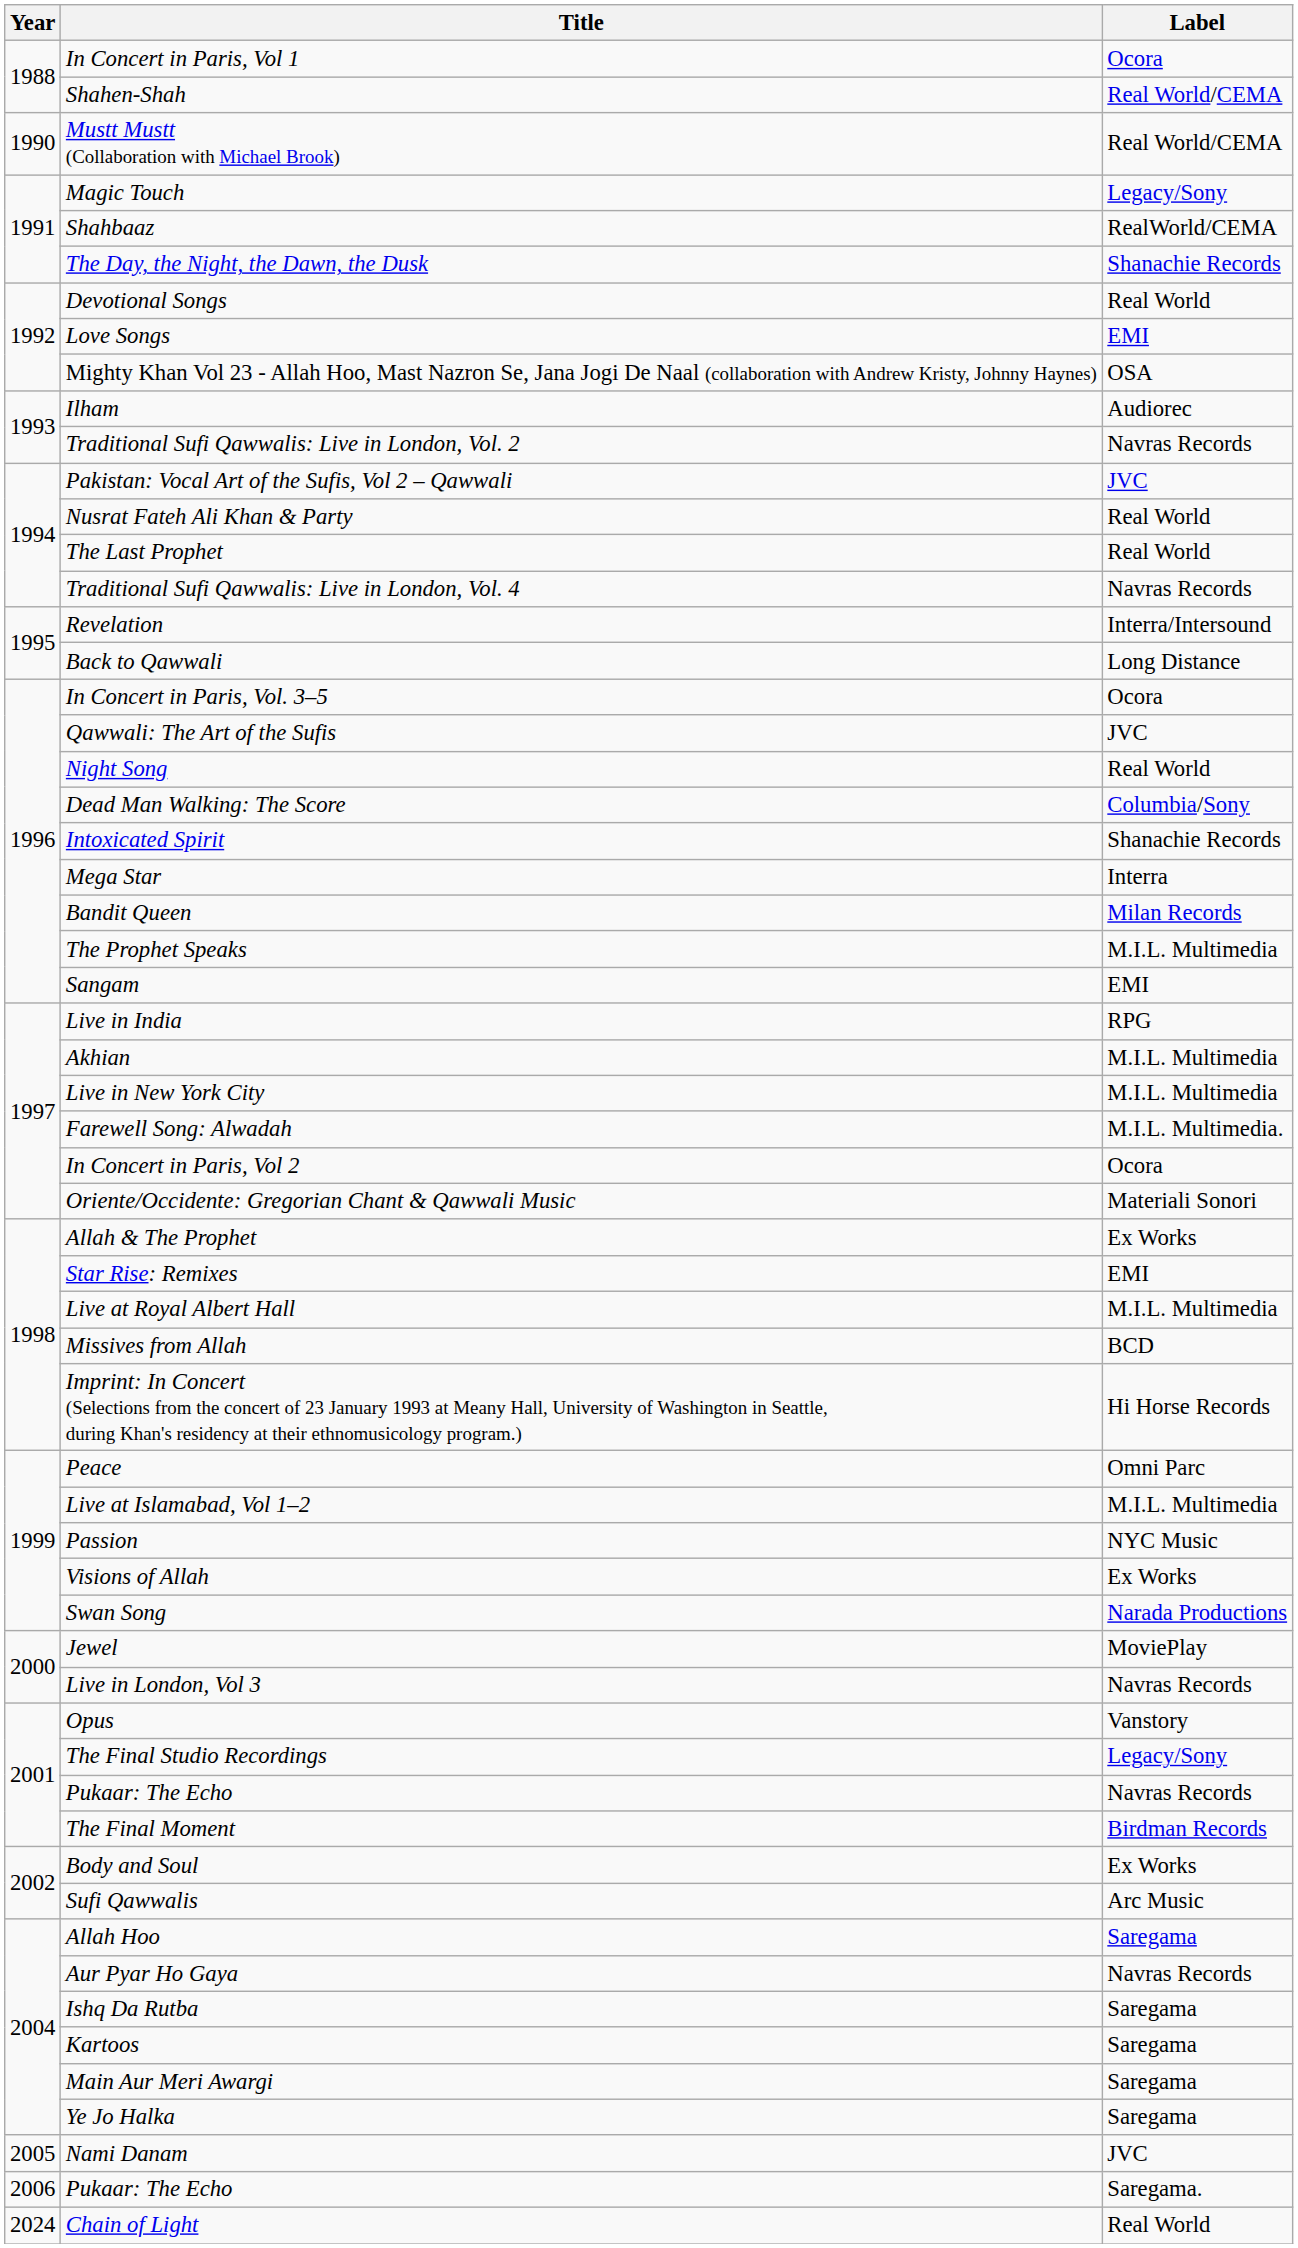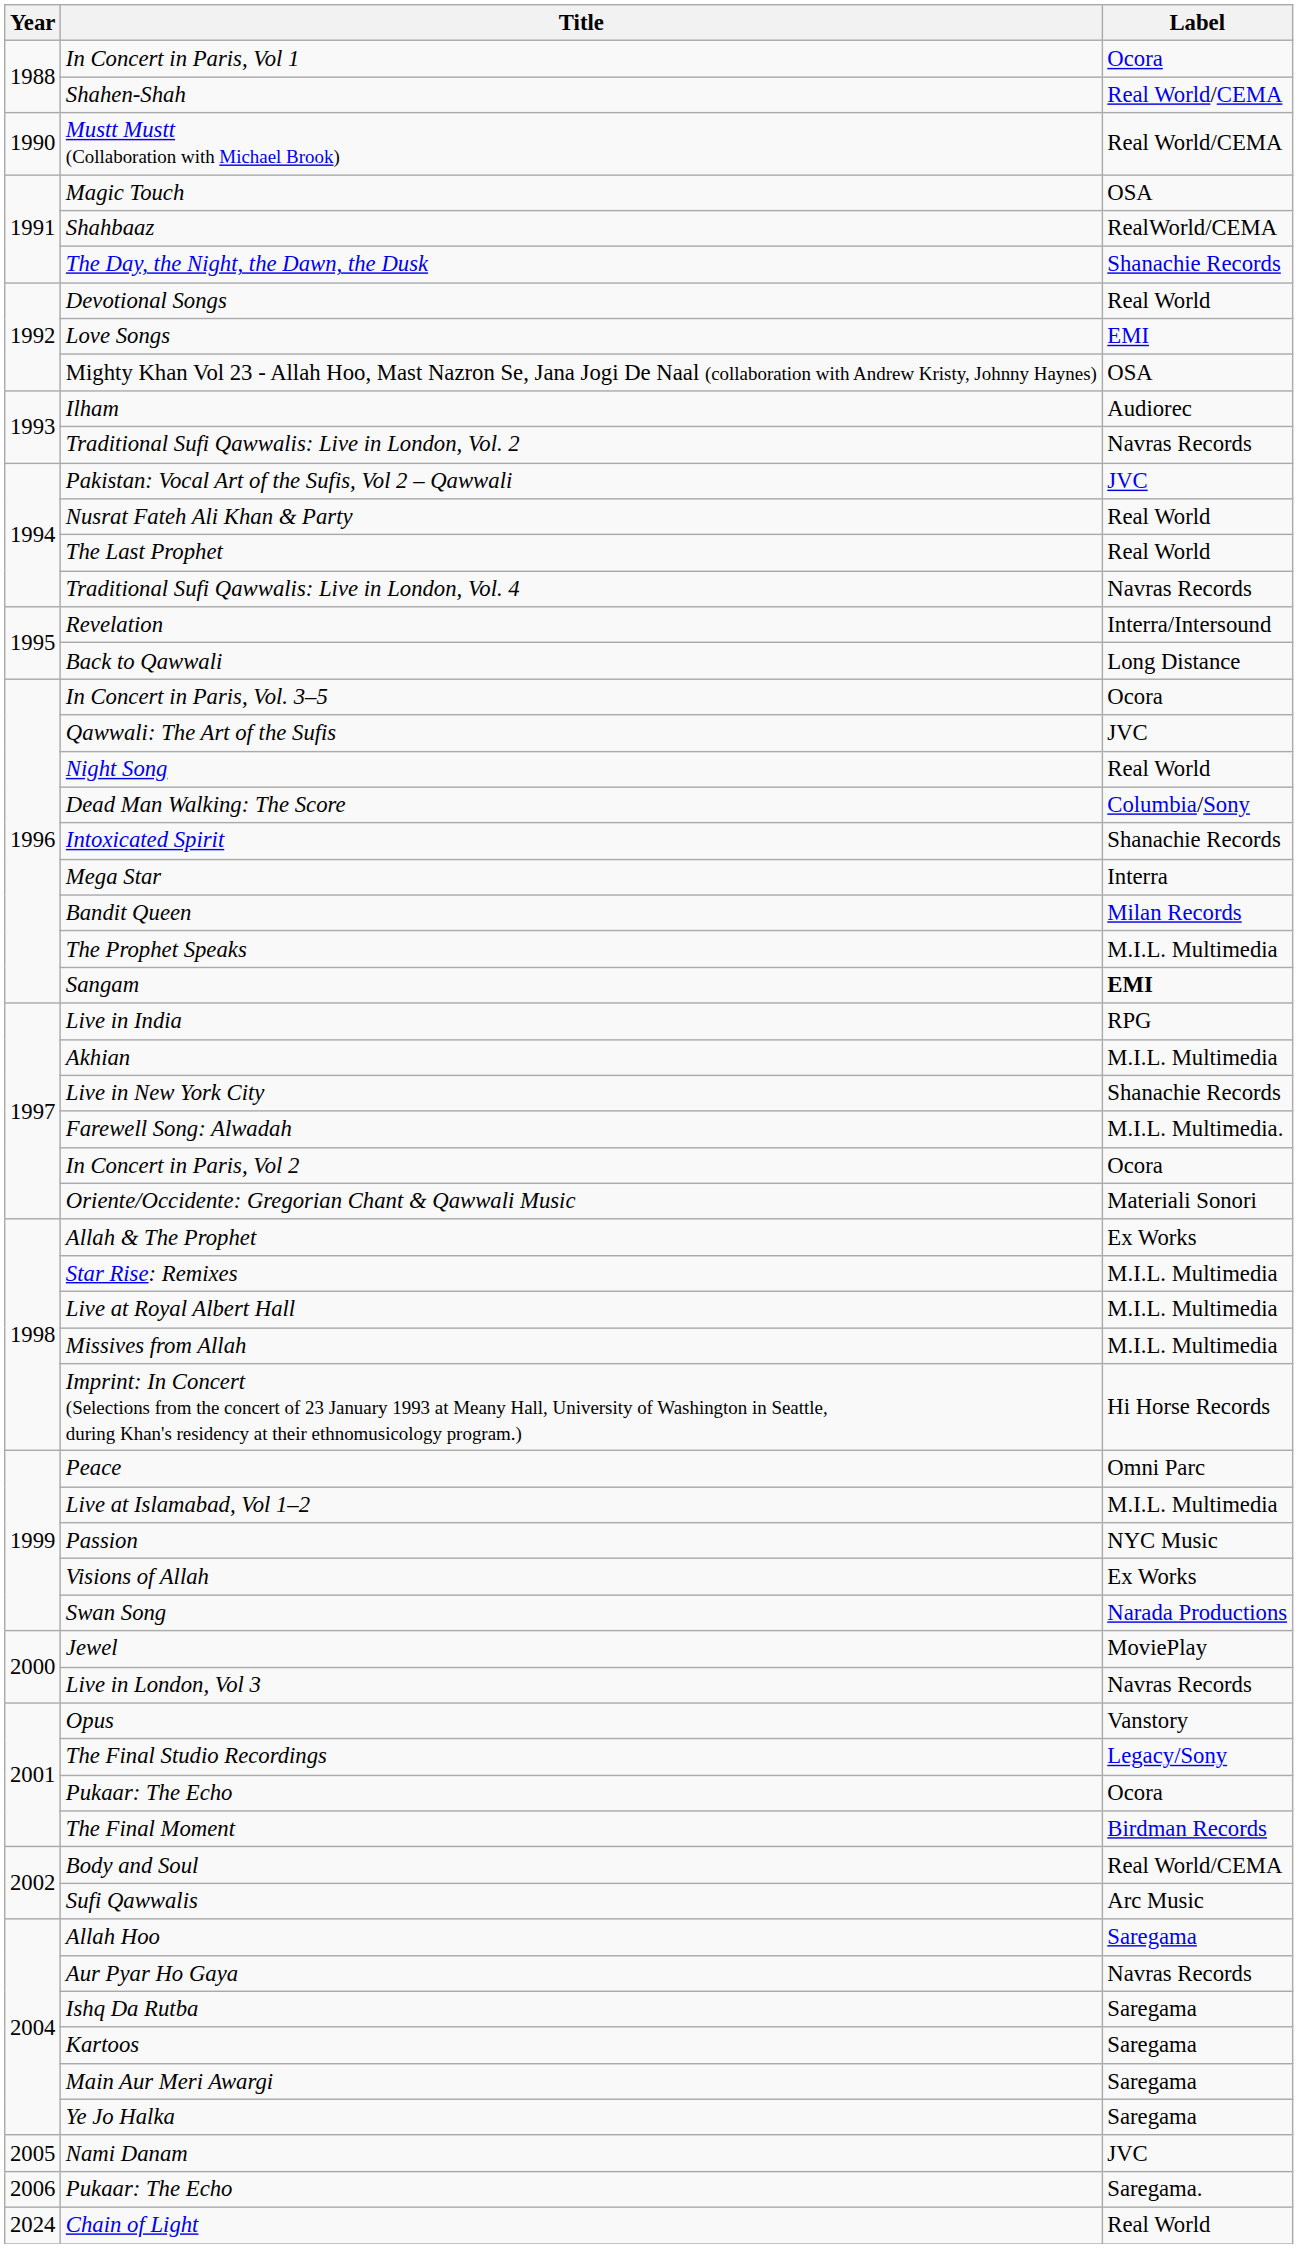(1167, 192) Legacy/Sony -> (1130, 192) OSA
(1128, 984) normal -> (1130, 984) bold
(1192, 1093) M.I.L. Multimedia -> (1194, 1093) Shanachie Records
(1128, 1273) EMI -> (1192, 1273) M.I.L. Multimedia
(1131, 1345) BCD -> (1192, 1345) M.I.L. Multimedia
(1180, 1792) Navras Records -> (1135, 1792) Ocora
(1152, 1864) Ex Works -> (1195, 1864) Real World/CEMA
